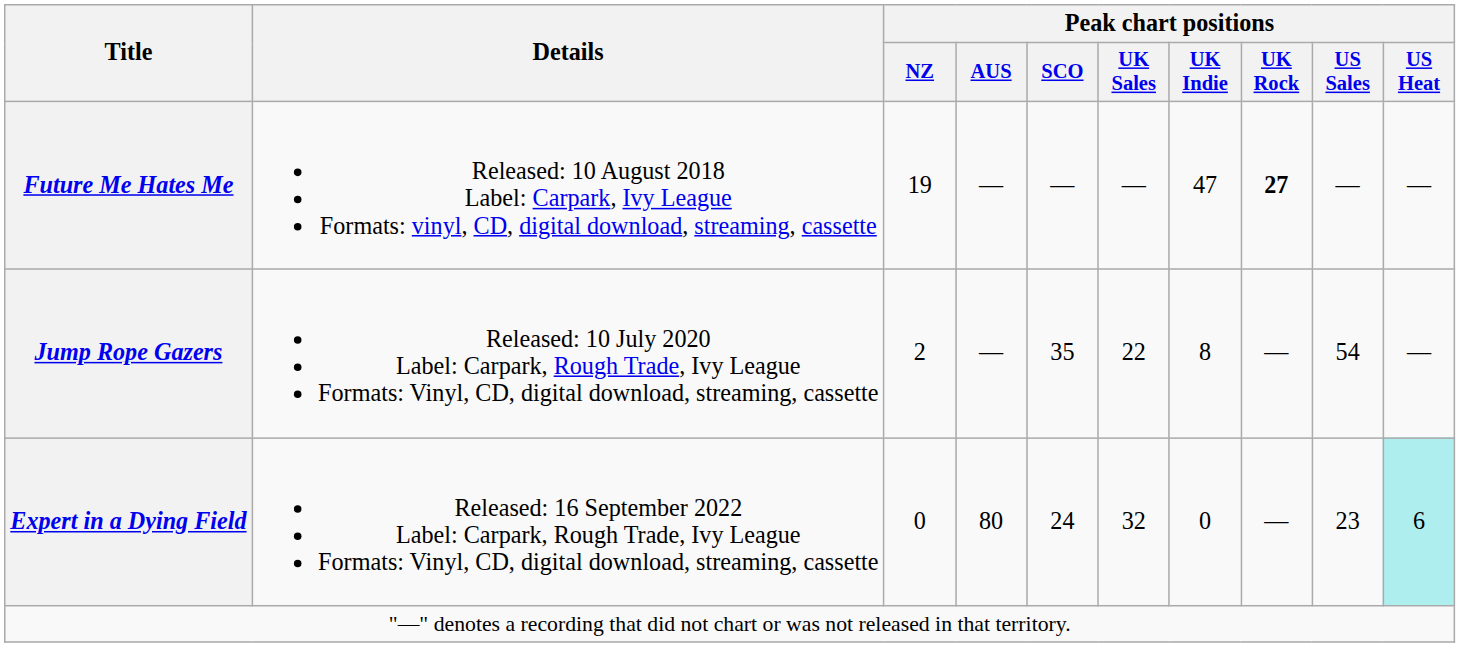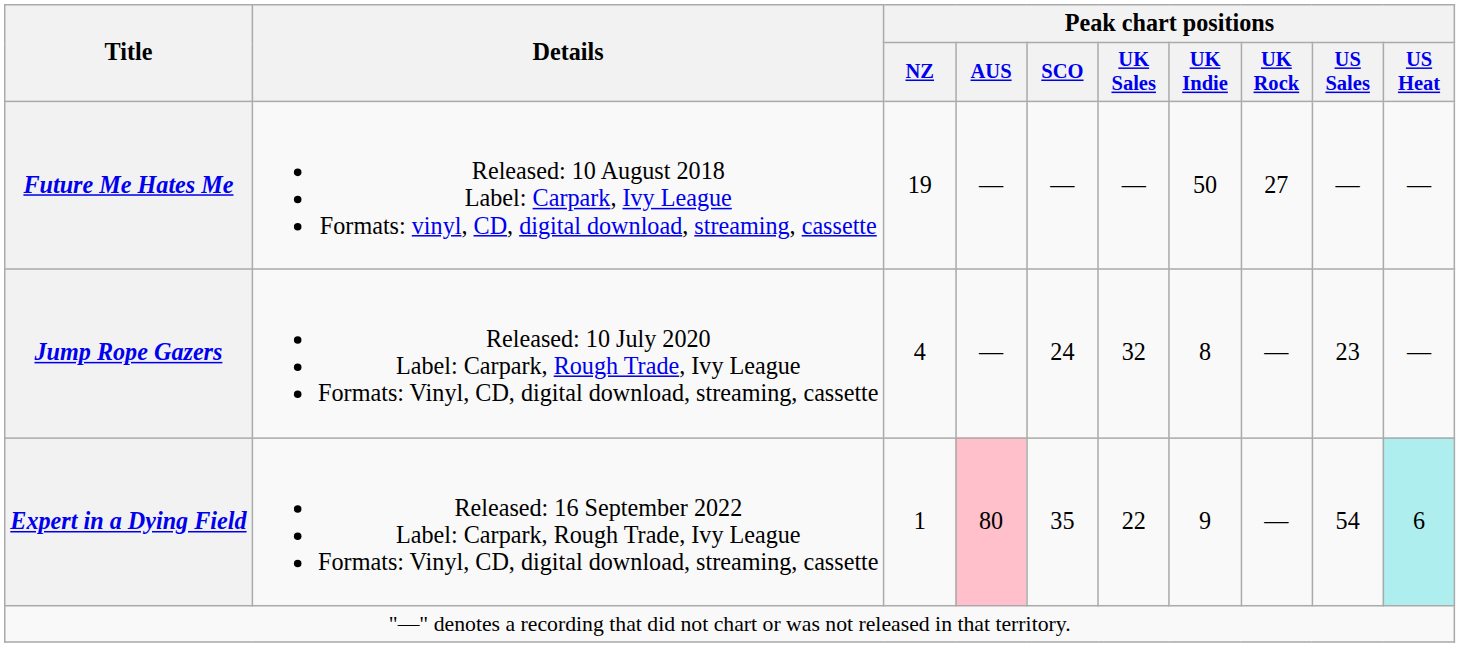(1205, 184) 47 -> (1205, 184) 50
(1276, 184) bold -> (1276, 184) normal
(920, 353) 2 -> (920, 353) 4
(1062, 353) 35 -> (1062, 353) 24
(1134, 353) 22 -> (1134, 353) 32
(1348, 353) 54 -> (1348, 353) 23
(920, 521) 0 -> (920, 521) 1
(991, 521) no background -> (991, 521) pink background
(1062, 521) 24 -> (1062, 521) 35
(1134, 521) 32 -> (1134, 521) 22
(1205, 521) 0 -> (1205, 521) 9
(1348, 521) 23 -> (1348, 521) 54
